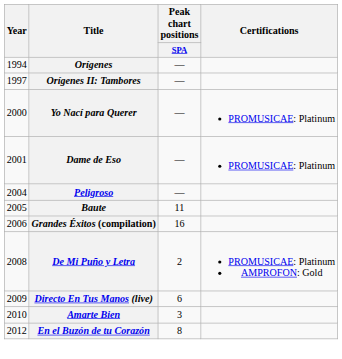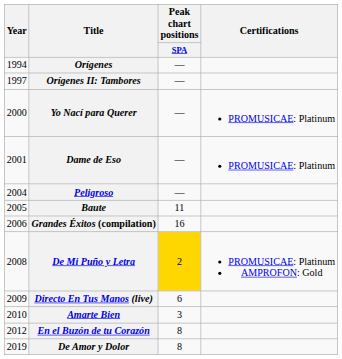(179, 261) no background -> (179, 261) gold background
+ row: (94, 346)
